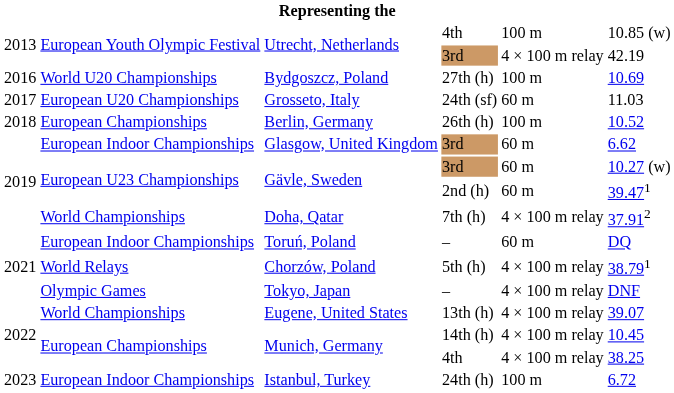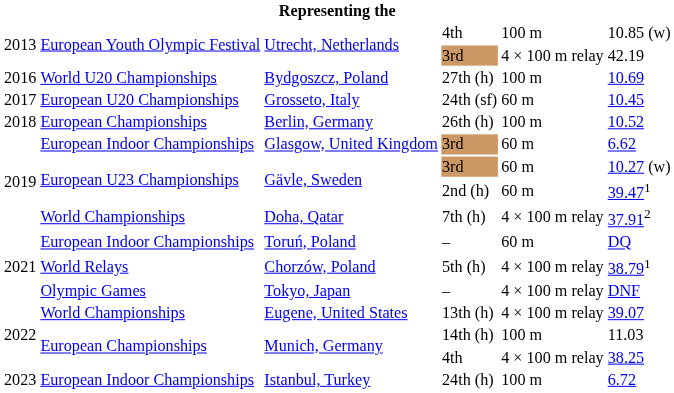(626, 99) 11.03 -> (626, 99) 10.45
(552, 335) 4 × 100 m relay -> (522, 335) 100 m
(626, 335) 10.45 -> (626, 335) 11.03
